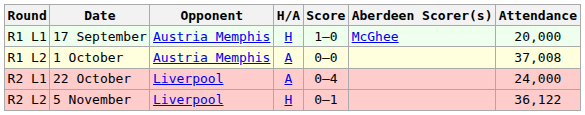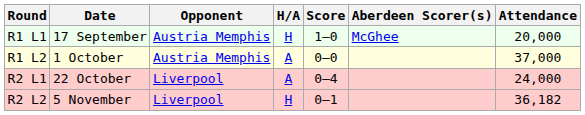(538, 57) 37,008 -> (538, 57) 37,000
(538, 100) 36,122 -> (538, 100) 36,182
